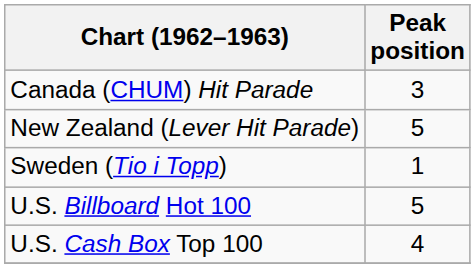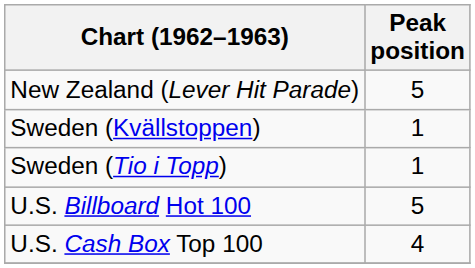- row: (162, 89)
+ row: (135, 128)
